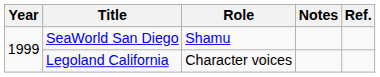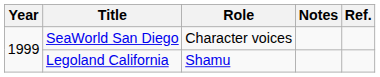(208, 38) Shamu -> (239, 38) Character voices
(239, 60) Character voices -> (208, 60) Shamu
